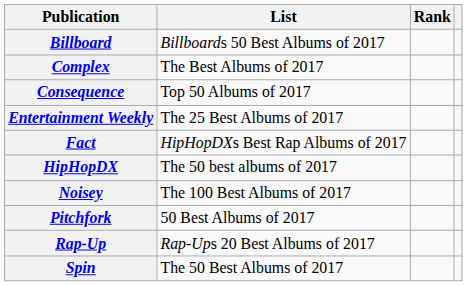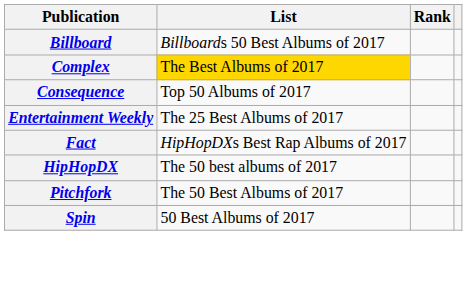(242, 67) no background -> (242, 67) gold background
- row: (81, 192)
(238, 218) 50 Best Albums of 2017 -> (252, 192) The 50 Best Albums of 2017
- row: (81, 243)
(252, 268) The 50 Best Albums of 2017 -> (238, 218) 50 Best Albums of 2017
